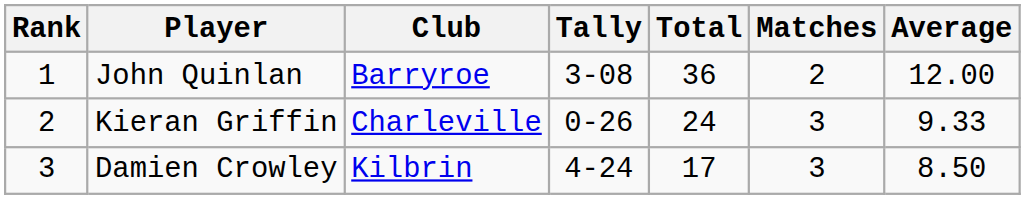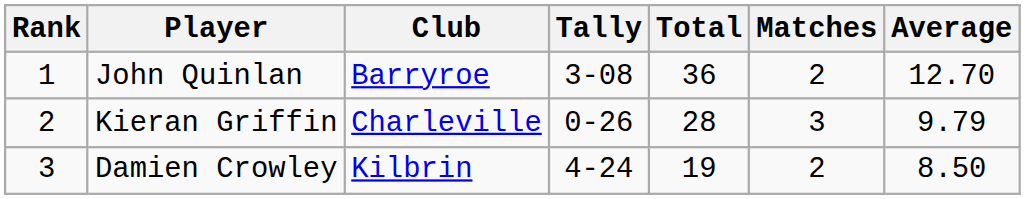(952, 76) 12.00 -> (952, 76) 12.70
(699, 123) 24 -> (699, 123) 28
(952, 123) 9.33 -> (952, 123) 9.79
(699, 170) 17 -> (699, 170) 19
(817, 170) 3 -> (817, 170) 2
